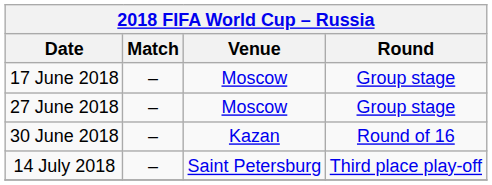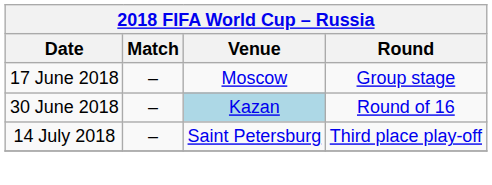- row: (64, 107)
(254, 136) no background -> (254, 107) lightblue background
